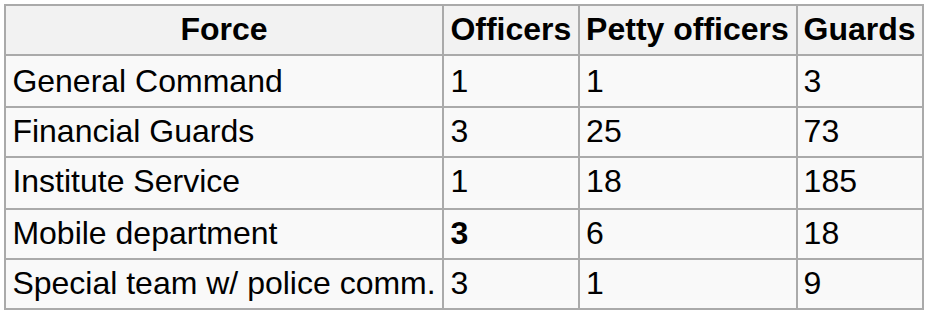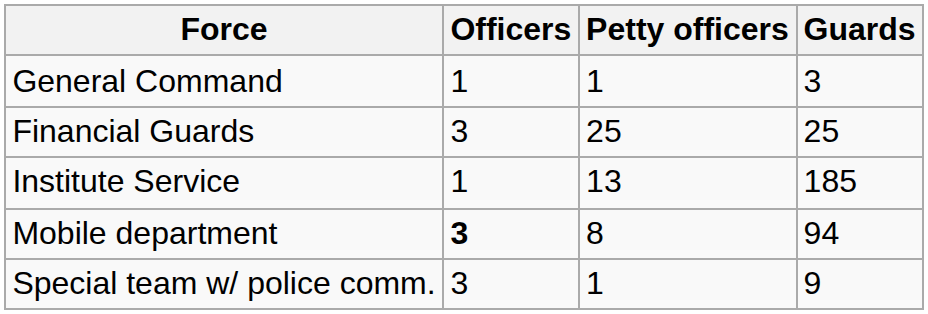(821, 131) 73 -> (821, 131) 25
(604, 182) 18 -> (604, 182) 13
(595, 232) 6 -> (595, 232) 8
(821, 232) 18 -> (821, 232) 94
